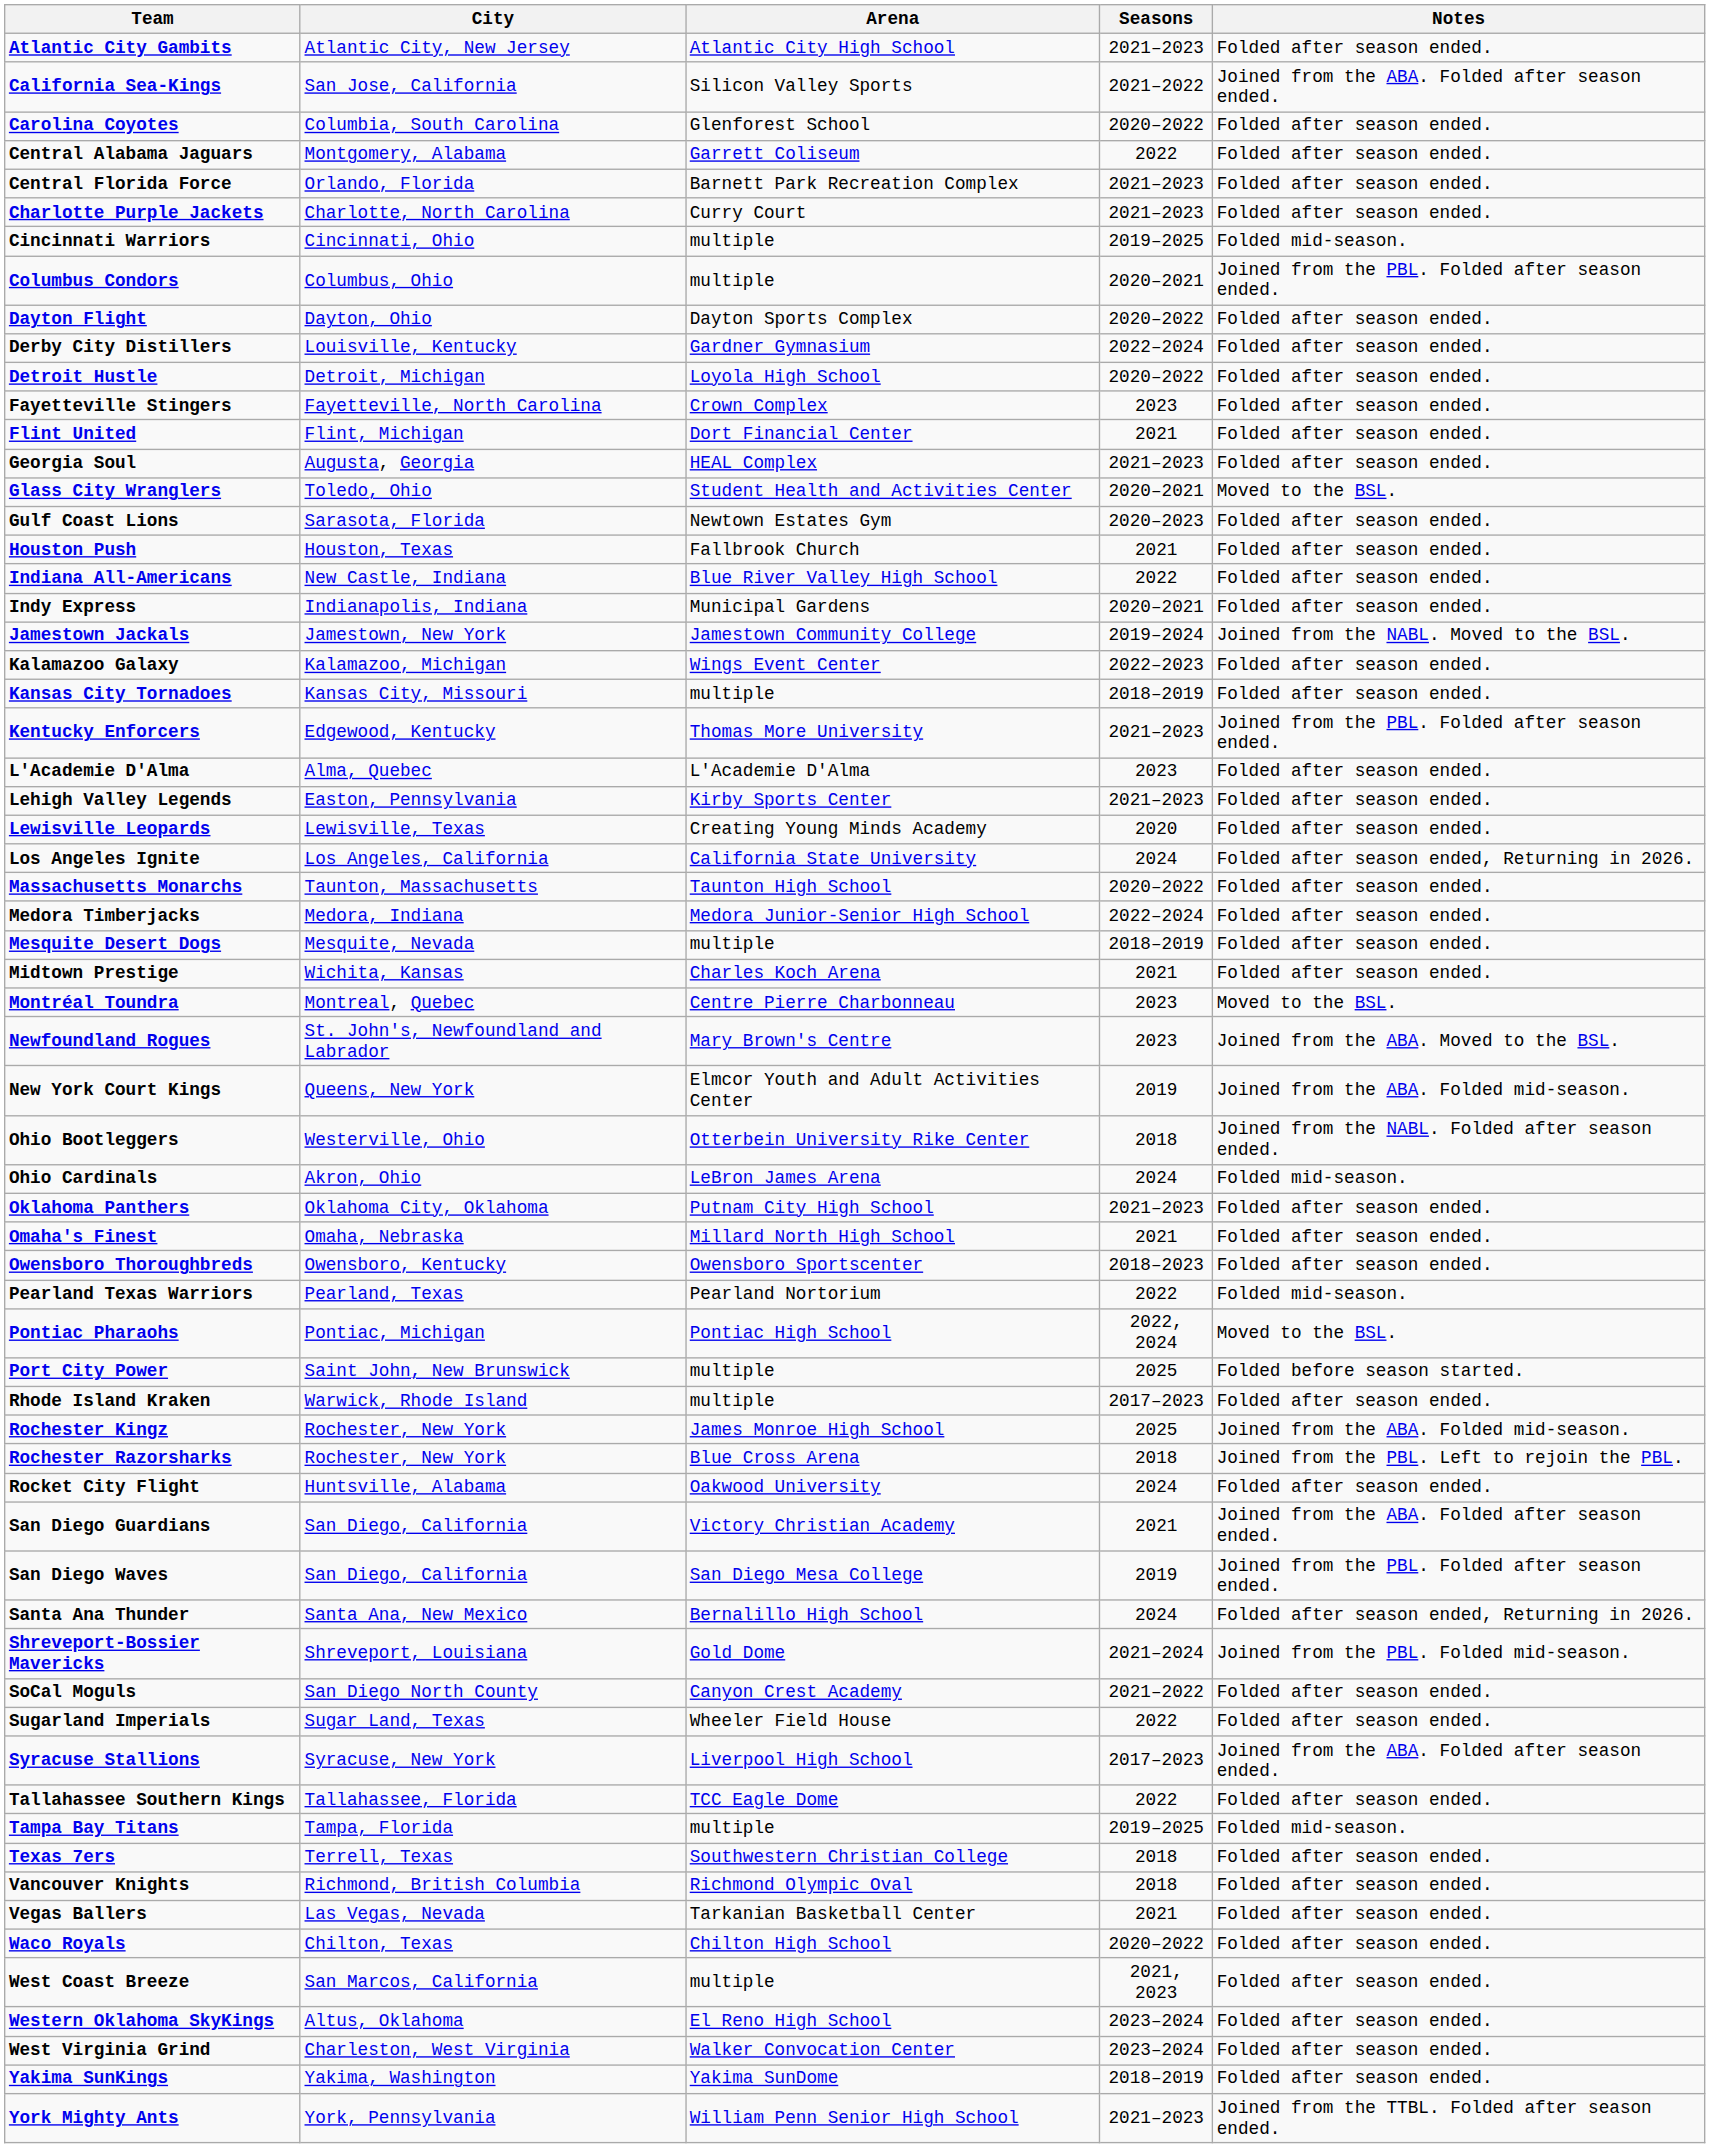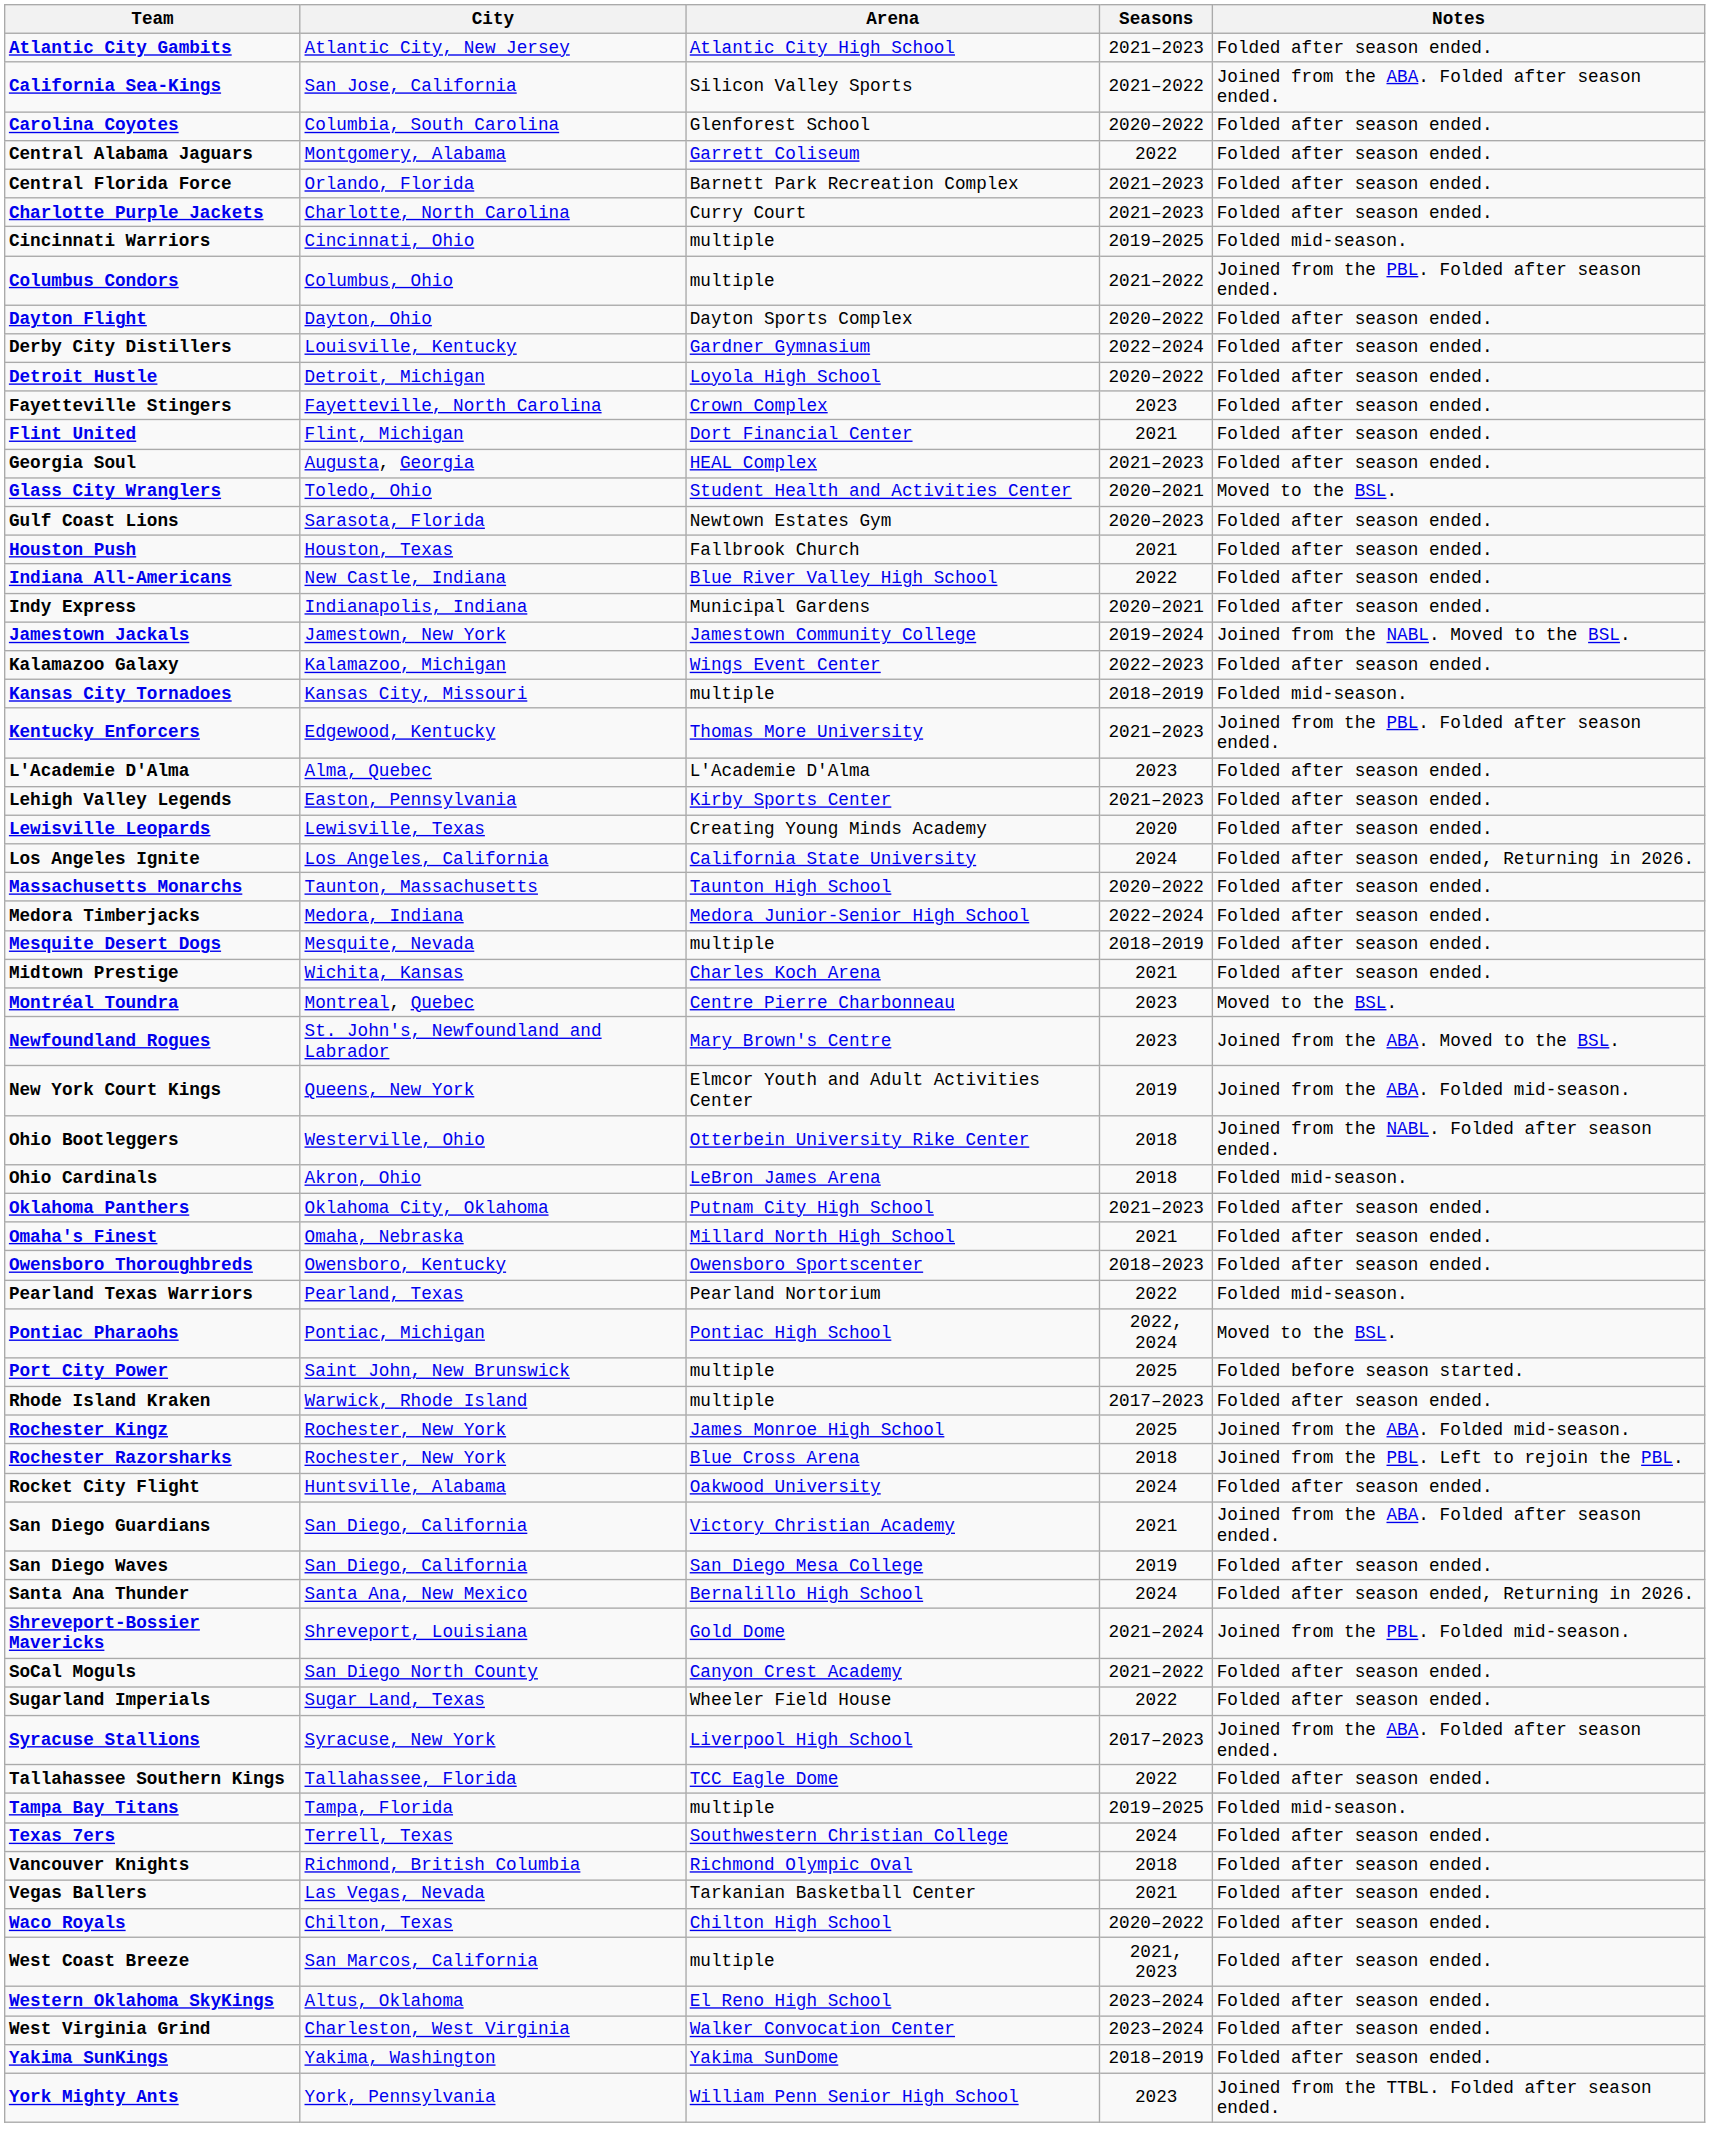(1156, 280) 2020–2021 -> (1156, 280) 2021–2022
(1355, 694) Folded after season ended. -> (1312, 694) Folded mid-season.
(1156, 1179) 2024 -> (1156, 1179) 2018
(1429, 1576) Joined from the PBL. Folded after season ended. -> (1355, 1565) Folded after season ended.
(1156, 1857) 2018 -> (1156, 1837) 2024
(1156, 2118) 2021–2023 -> (1156, 2098) 2023
